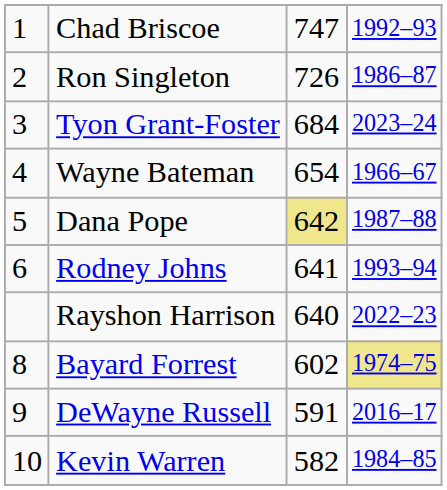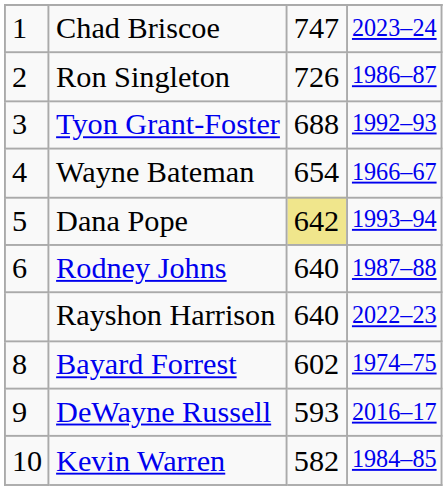(394, 28) 1992–93 -> (394, 28) 2023–24
(317, 124) 684 -> (317, 124) 688
(394, 124) 2023–24 -> (394, 124) 1992–93
(394, 220) 1987–88 -> (394, 220) 1993–94
(317, 268) 641 -> (317, 268) 640
(394, 268) 1993–94 -> (394, 268) 1987–88
(394, 364) khaki background -> (394, 364) no background
(317, 412) 591 -> (317, 412) 593
